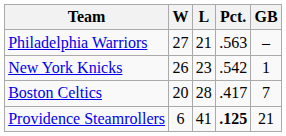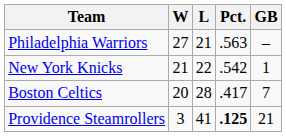(180, 67) 26 -> (180, 67) 21
(204, 67) 23 -> (204, 67) 22
(180, 118) 6 -> (180, 118) 3
